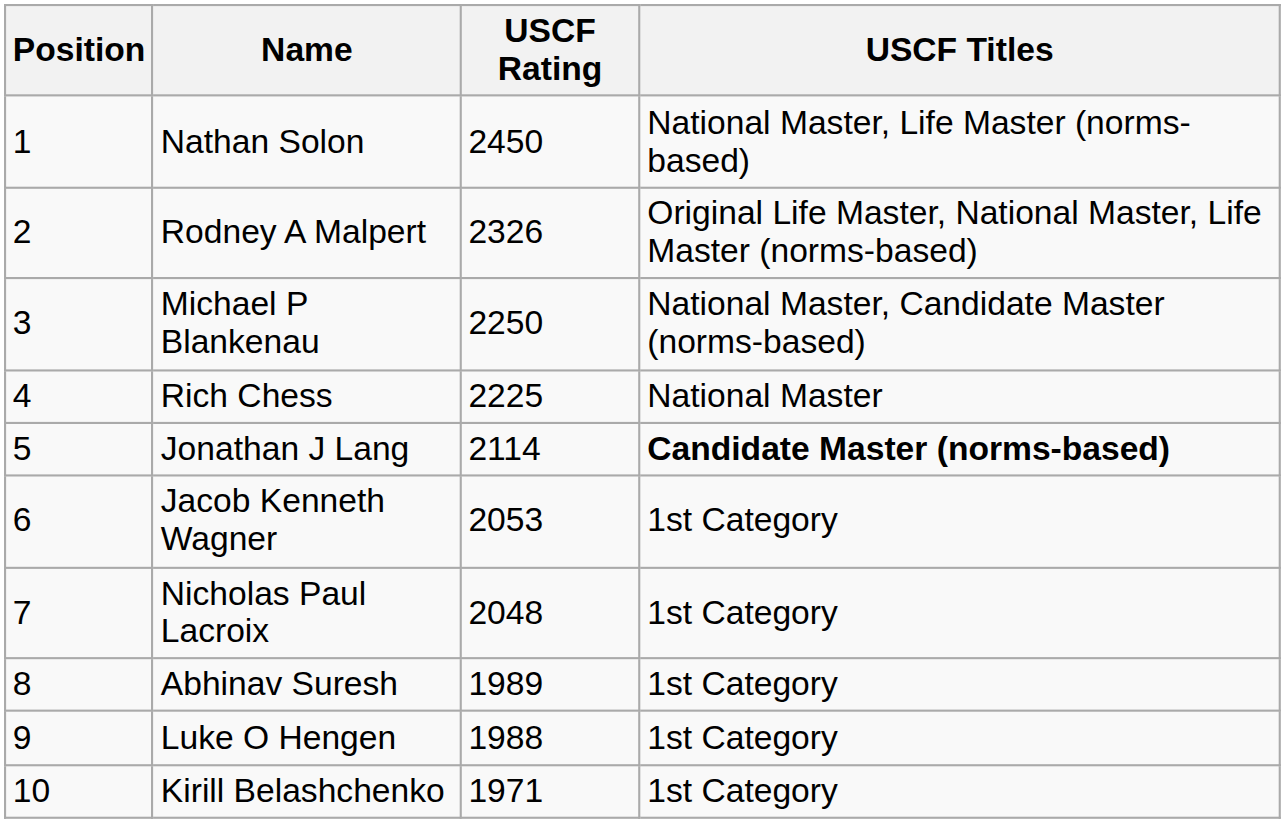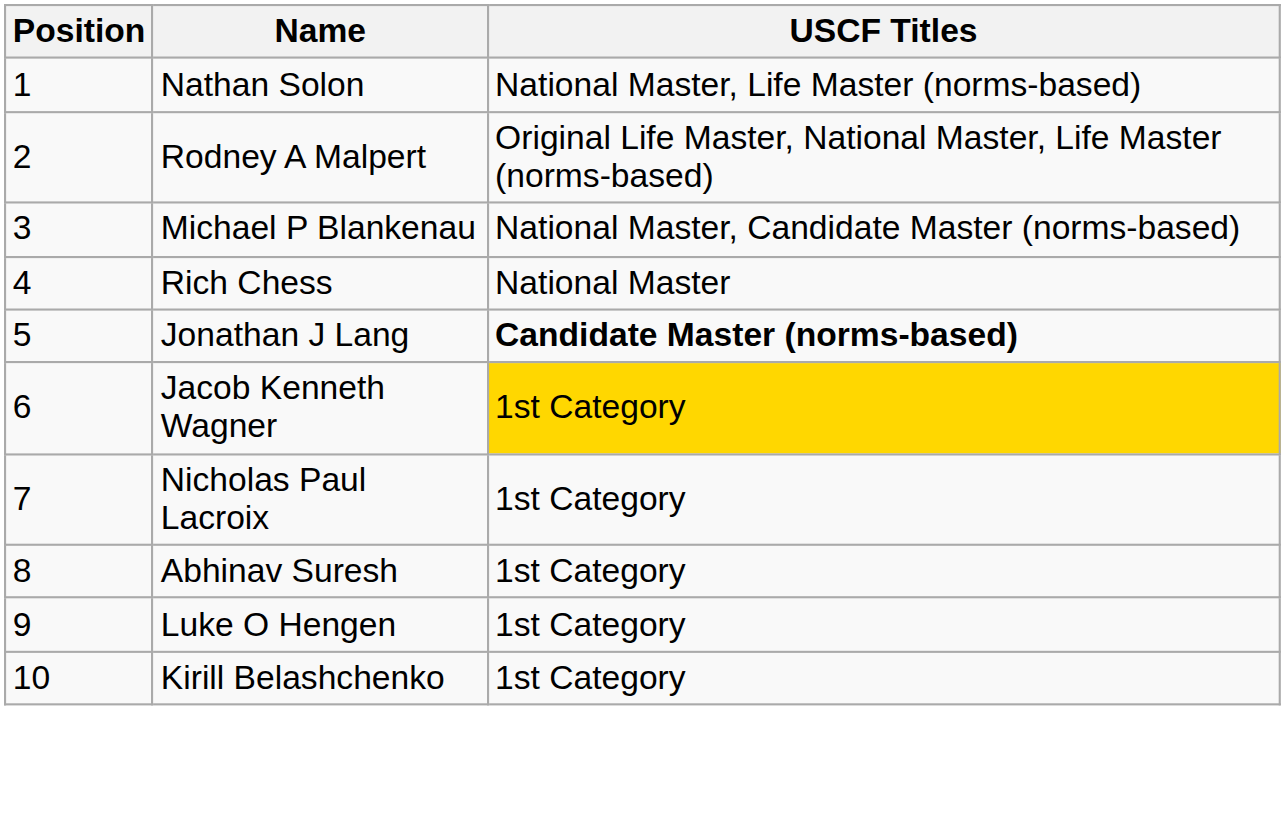- column: (550, 50)
(743, 520) no background -> (590, 407) gold background
